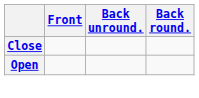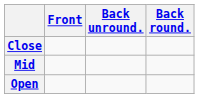+ row: (25, 65)
